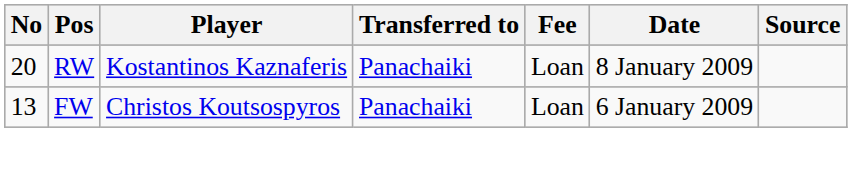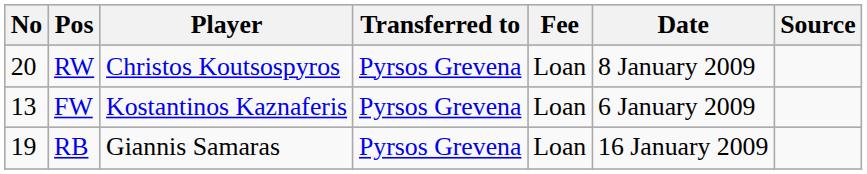(227, 65) Kostantinos Kaznaferis -> (223, 65) Christos Koutsospyros
(416, 65) Panachaiki -> (440, 65) Pyrsos Grevena
(223, 106) Christos Koutsospyros -> (227, 106) Kostantinos Kaznaferis
(416, 106) Panachaiki -> (440, 106) Pyrsos Grevena
+ row: (71, 147)
